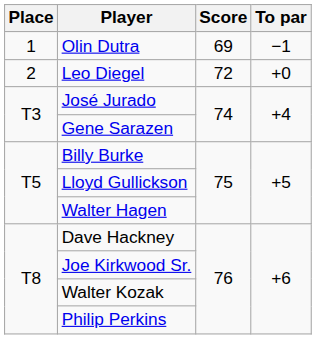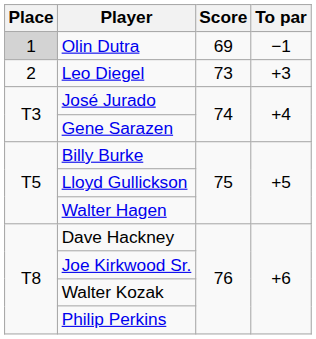(31, 45) no background -> (31, 45) lightgrey background
(223, 73) 72 -> (223, 73) 73
(281, 73) +0 -> (281, 73) +3
